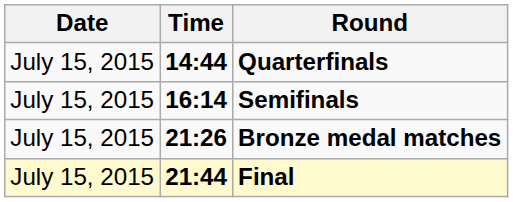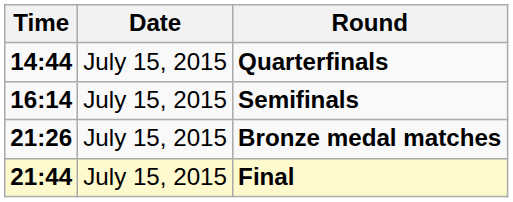columns swapped: (82, 23) <-> (196, 23)
